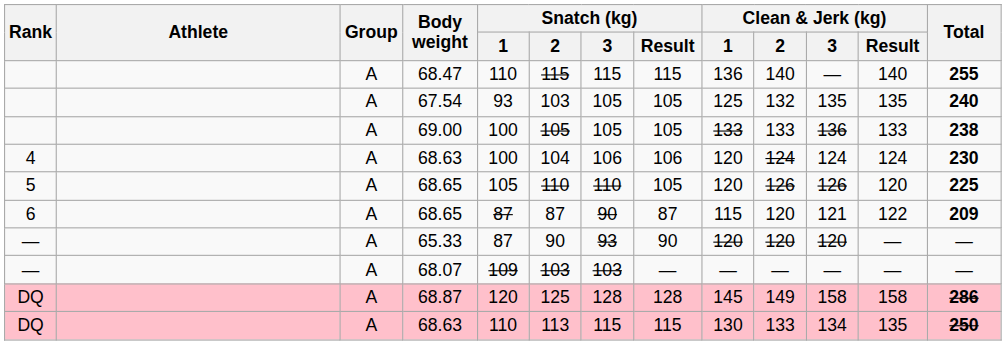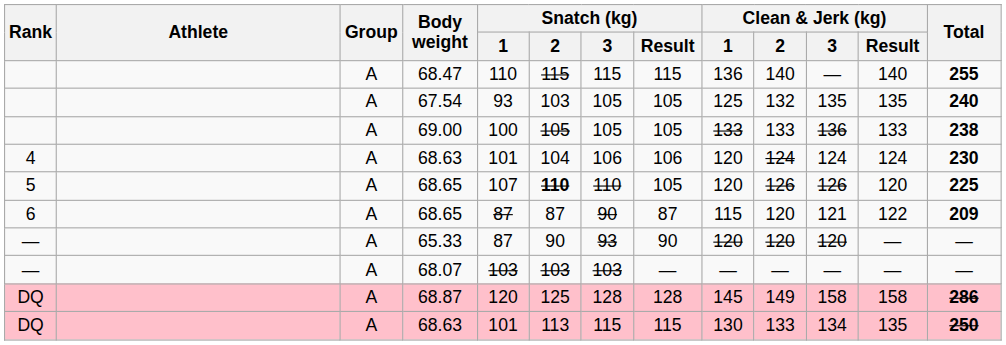(503, 158) 100 -> (503, 158) 101
(503, 185) 105 -> (503, 185) 107
(555, 185) normal -> (555, 185) bold
(503, 269) 109 -> (503, 269) 103
(503, 325) 110 -> (503, 325) 101
